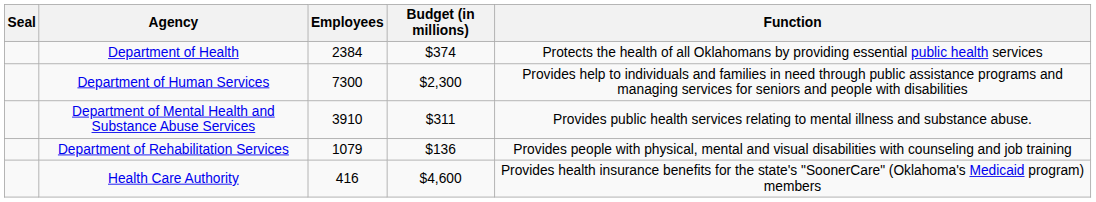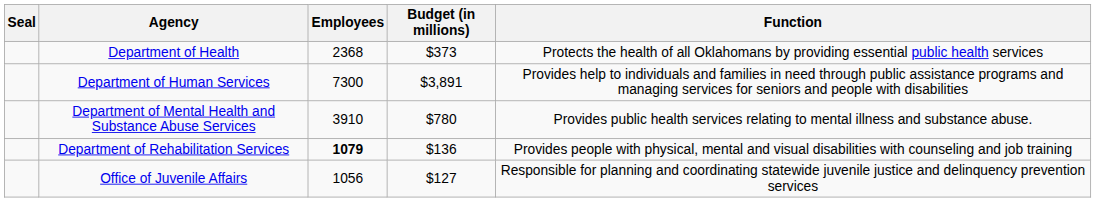(347, 52) 2384 -> (348, 52) 2368
(441, 52) $374 -> (441, 52) $373
(441, 82) $2,300 -> (441, 82) $3,891
(441, 119) $311 -> (441, 119) $780
(347, 149) normal -> (348, 149) bold
- row: (173, 178)
+ row: (174, 178)
